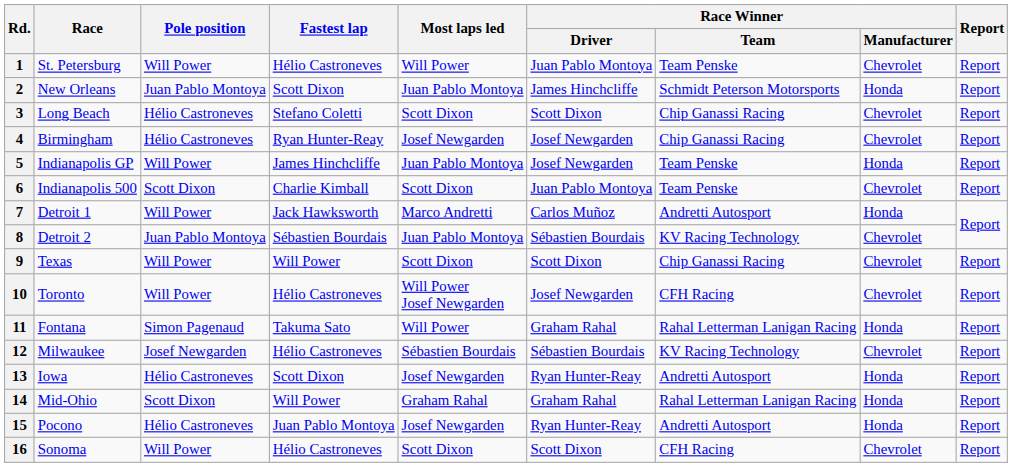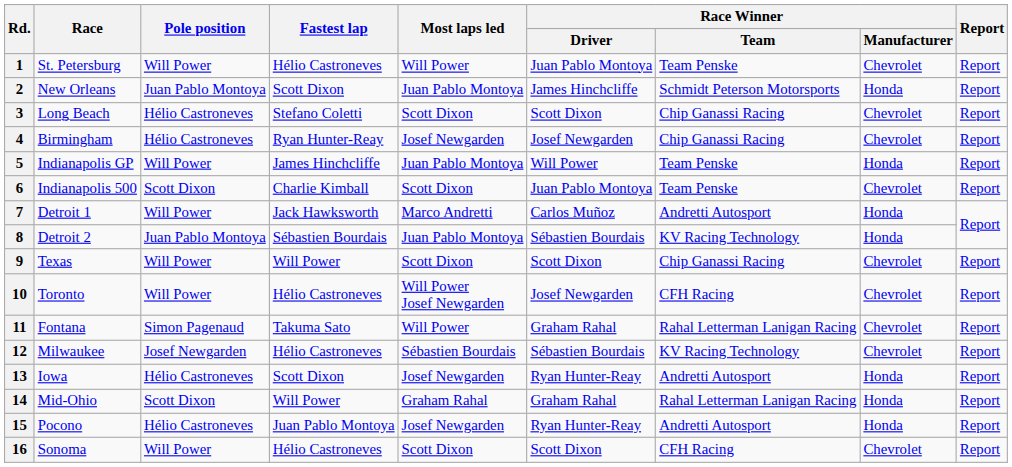(582, 163) Josef Newgarden -> (564, 163) Will Power
(893, 236) Chevrolet -> (883, 236) Honda
(883, 327) Honda -> (893, 327) Chevrolet
